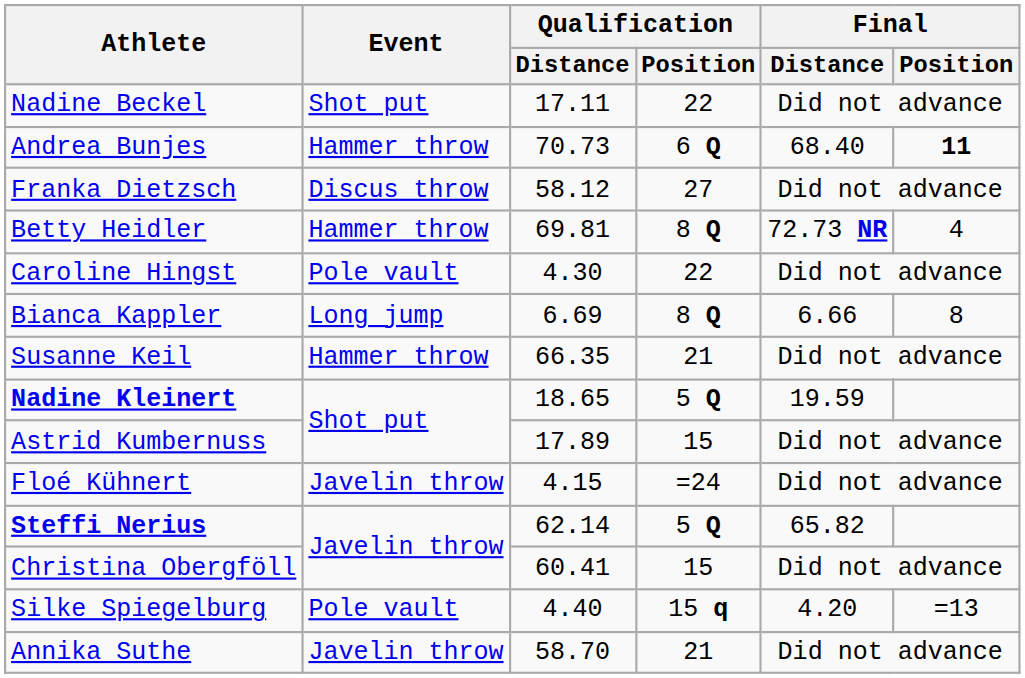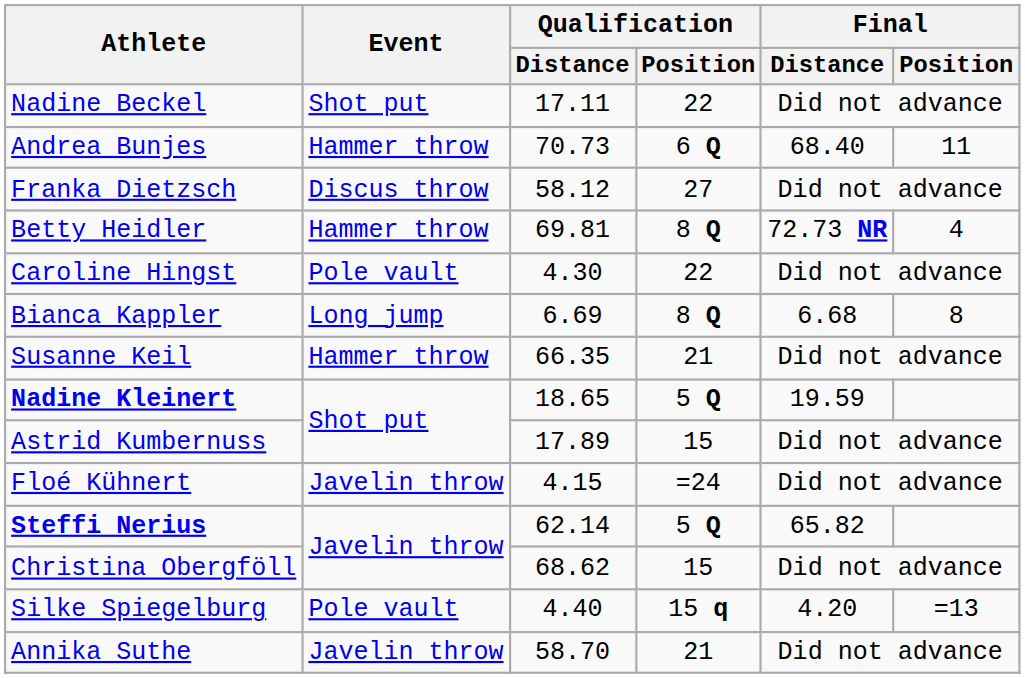(956, 147) bold -> (956, 147) normal
(827, 315) 6.66 -> (827, 315) 6.68
(572, 568) 60.41 -> (572, 568) 68.62
